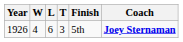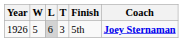(35, 29) 4 -> (35, 29) 5
(50, 29) no background -> (50, 29) lightgrey background
